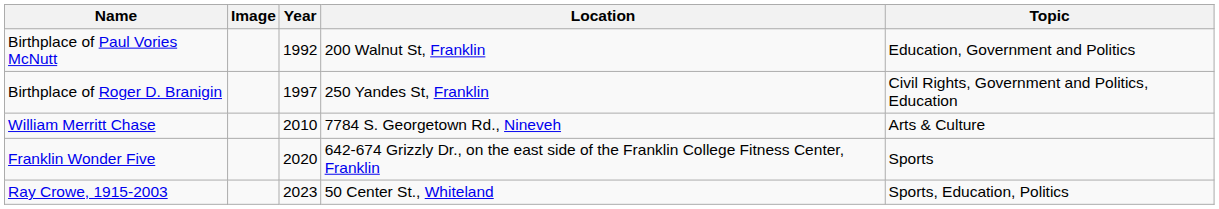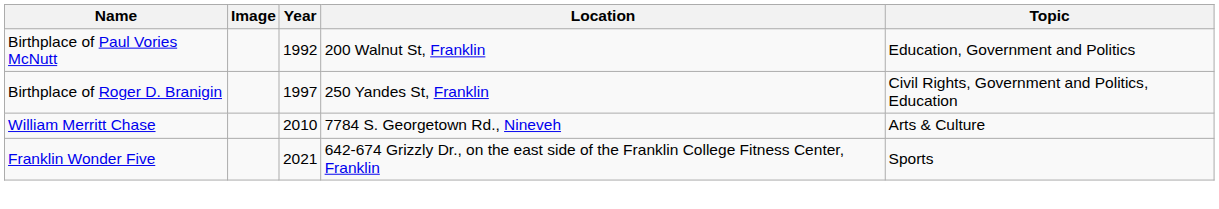(300, 158) 2020 -> (300, 158) 2021
- row: (88, 192)
